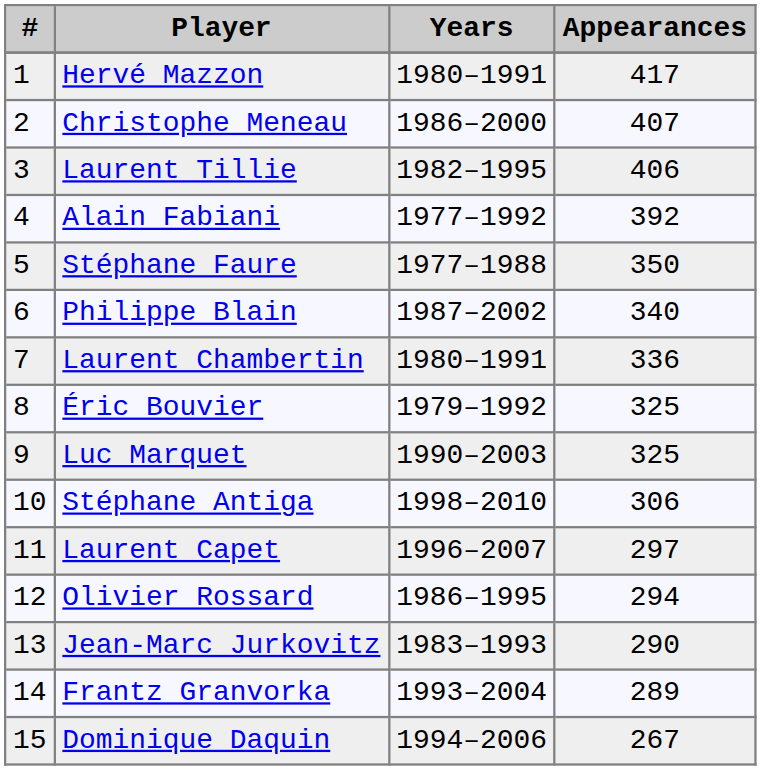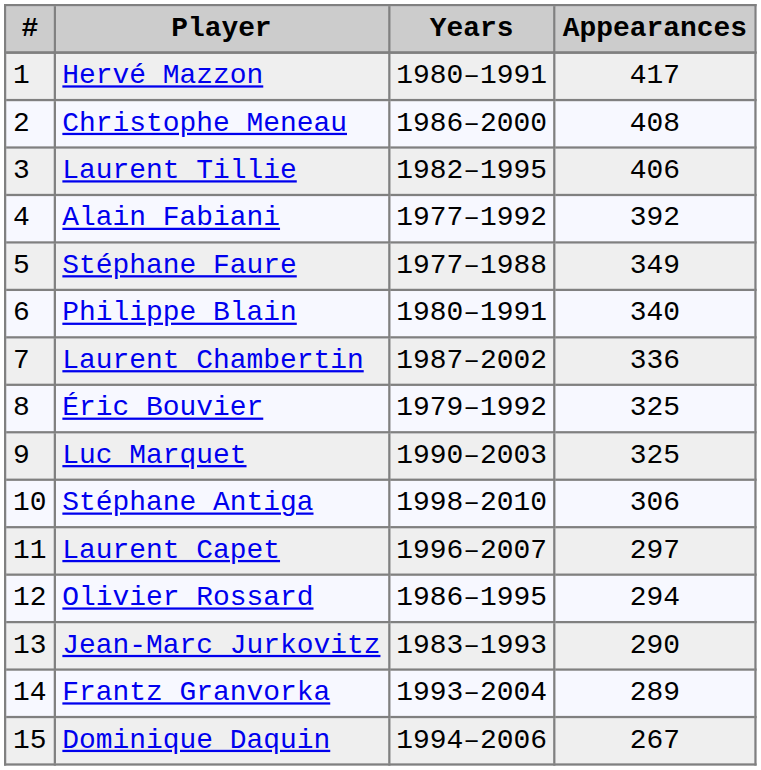(655, 124) 407 -> (655, 124) 408
(655, 266) 350 -> (655, 266) 349
(472, 314) 1987–2002 -> (472, 314) 1980–1991
(472, 361) 1980–1991 -> (472, 361) 1987–2002
